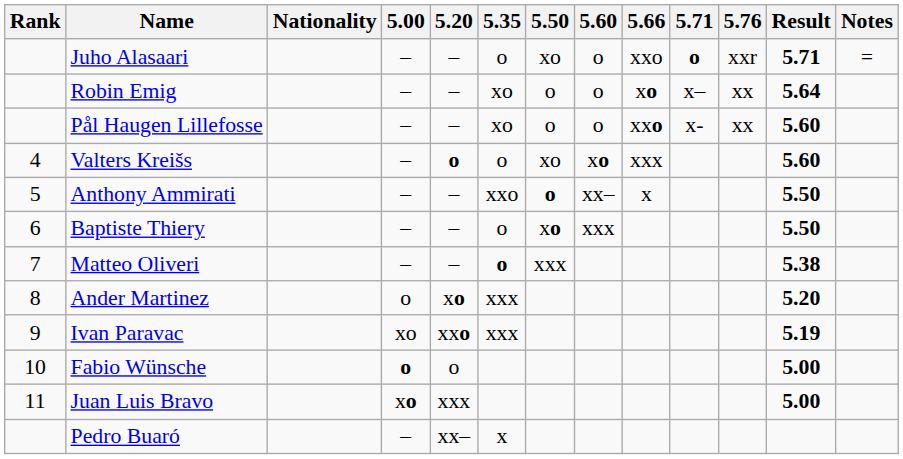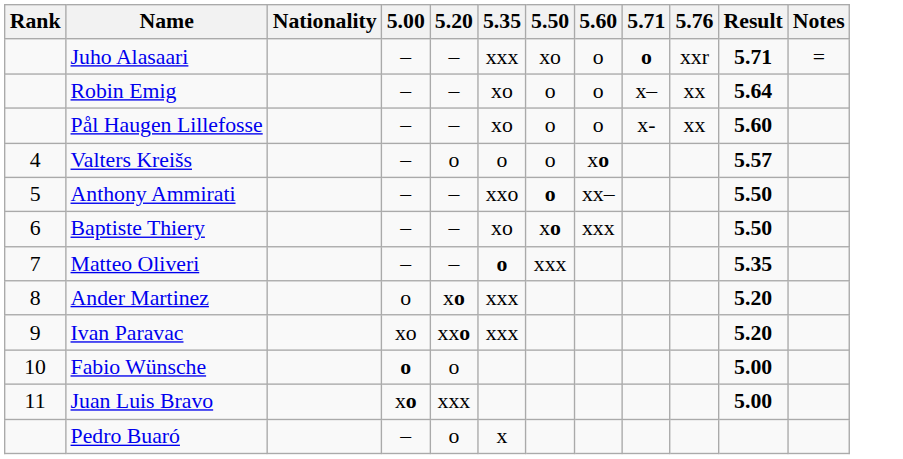- column: (646, 21)
(502, 56) o -> (502, 56) xxx
(454, 159) bold -> (454, 159) normal
(550, 159) xo -> (550, 159) o
(801, 159) 5.60 -> (753, 159) 5.57
(502, 228) o -> (502, 228) xo
(801, 263) 5.38 -> (753, 263) 5.35
(801, 332) 5.19 -> (753, 332) 5.20
(454, 435) xx– -> (454, 435) o
